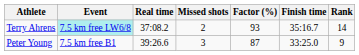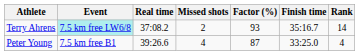(203, 43) 3 -> (203, 43) 4
(342, 43) 9 -> (342, 43) 4
